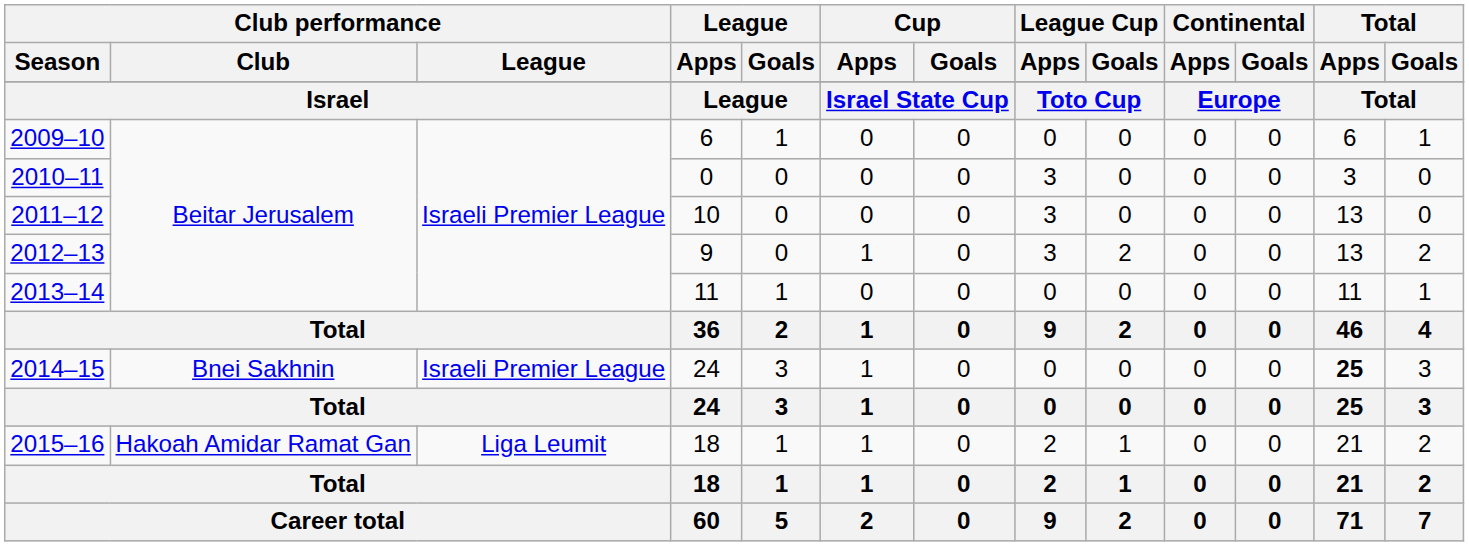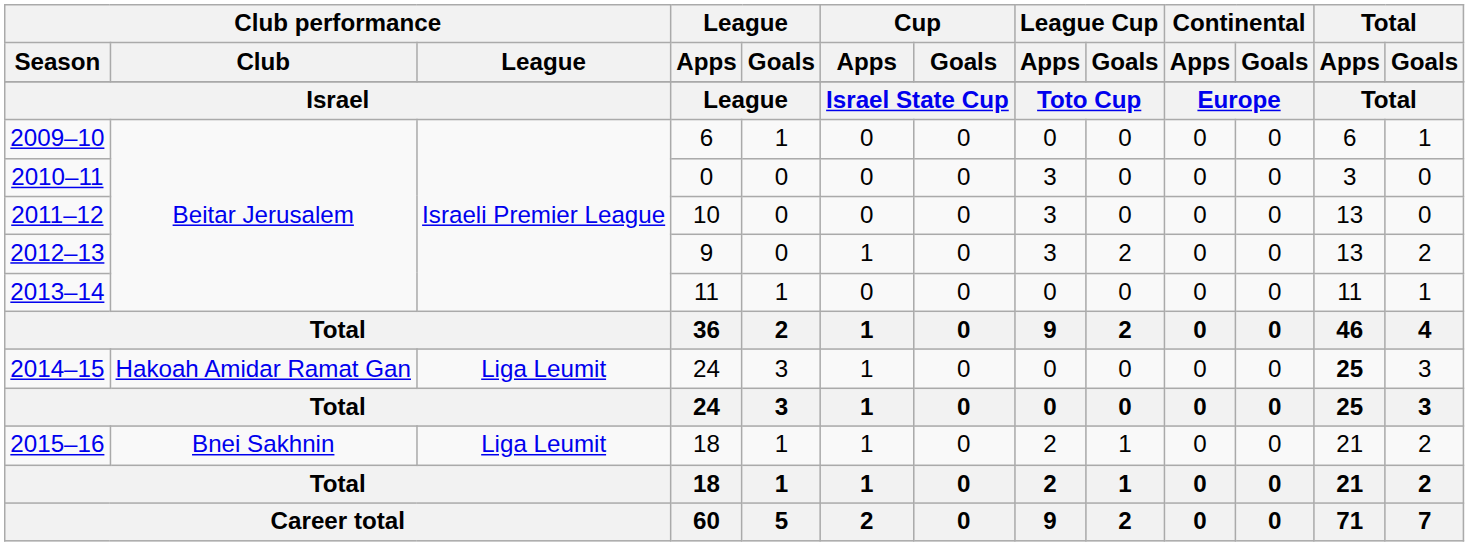(263, 368) Bnei Sakhnin -> (263, 368) Hakoah Amidar Ramat Gan
(544, 368) Israeli Premier League -> (544, 368) Liga Leumit
(263, 445) Hakoah Amidar Ramat Gan -> (263, 445) Bnei Sakhnin
